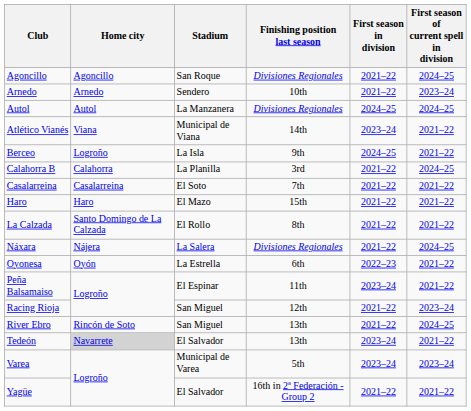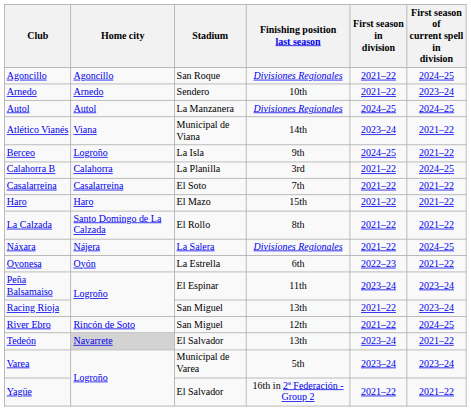(436, 286) 2021–22 -> (436, 286) 2023–24
(298, 308) 12th -> (298, 308) 13th
(298, 324) 13th -> (298, 324) 12th
